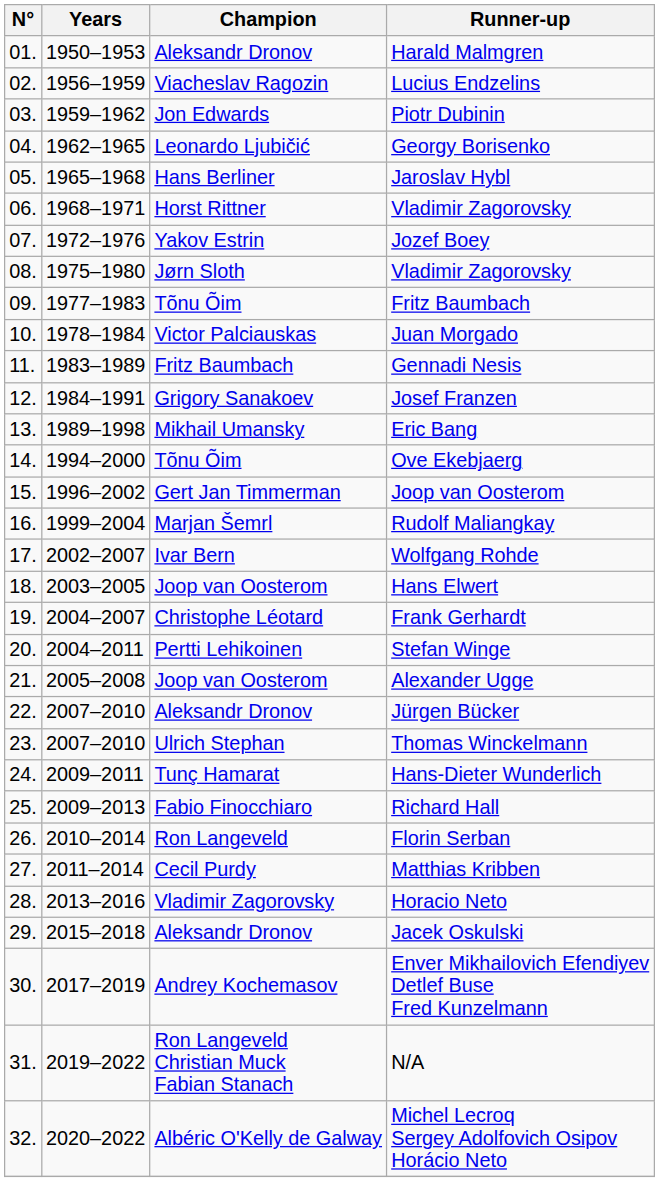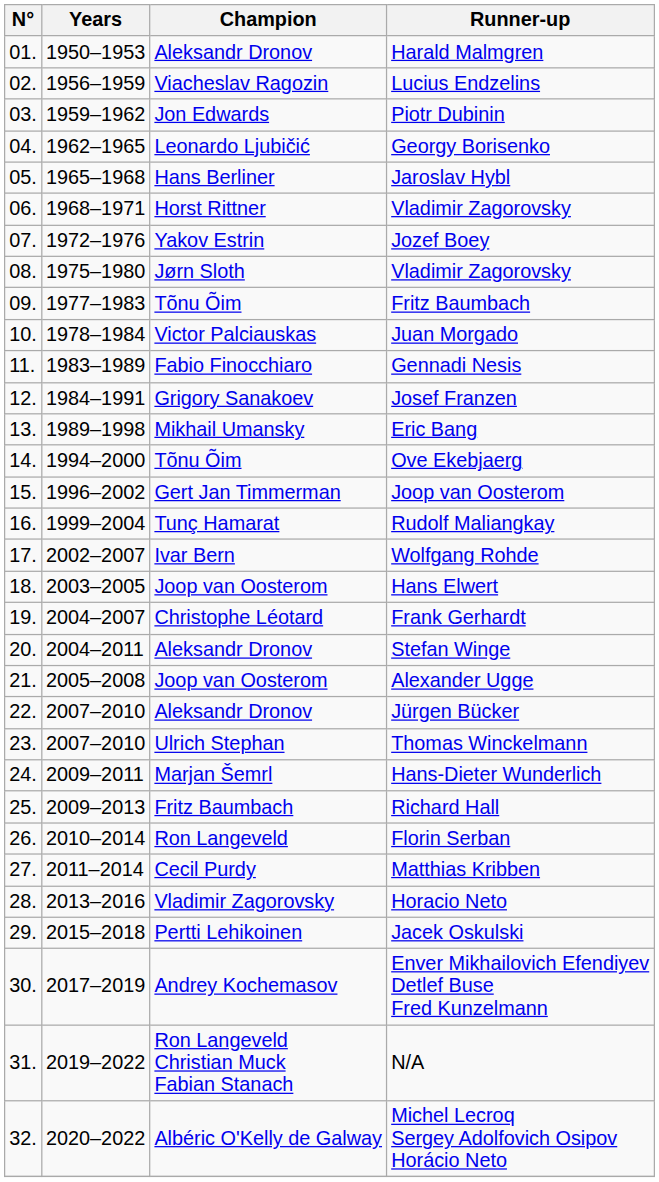(224, 366) Fritz Baumbach -> (233, 366) Fabio Finocchiaro
(213, 523) Marjan Šemrl -> (217, 523) Tunç Hamarat
(228, 649) Pertti Lehikoinen -> (233, 649) Aleksandr Dronov
(217, 775) Tunç Hamarat -> (213, 775) Marjan Šemrl
(233, 806) Fabio Finocchiaro -> (224, 806) Fritz Baumbach
(233, 932) Aleksandr Dronov -> (228, 932) Pertti Lehikoinen
